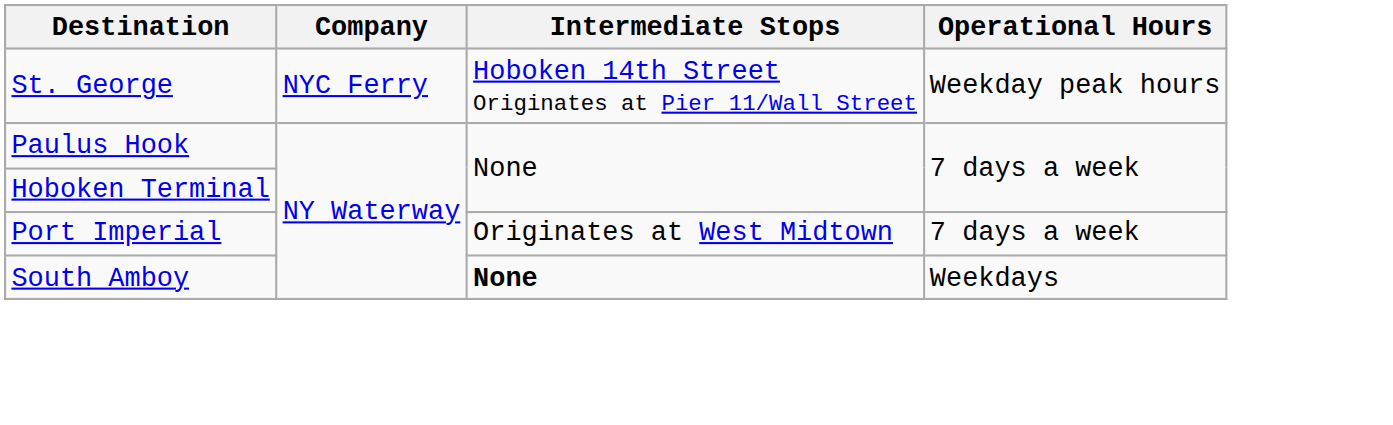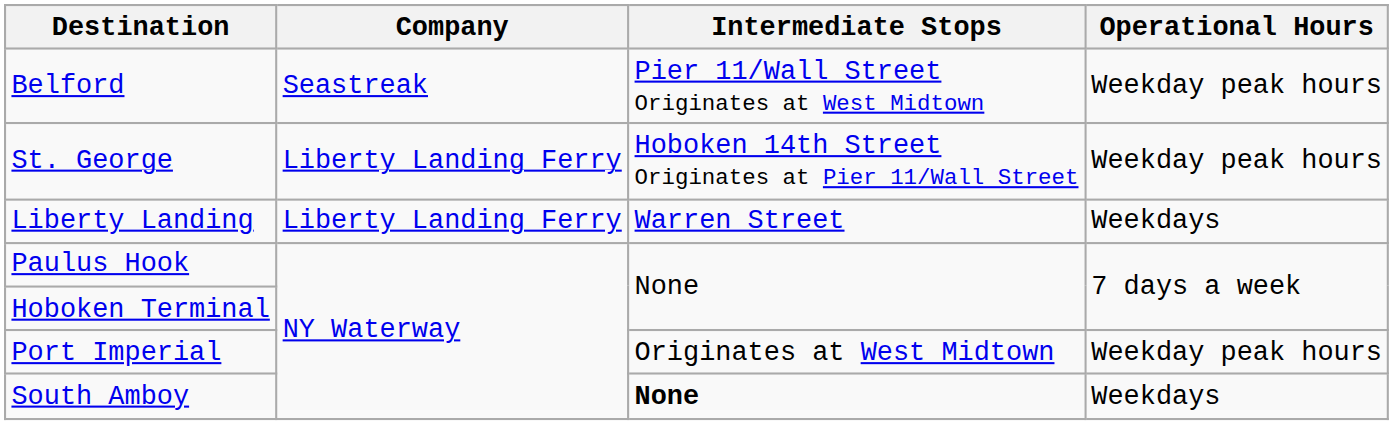+ row: (68, 86)
(355, 86) NYC Ferry -> (452, 161) Liberty Landing Ferry
+ row: (133, 221)
(1035, 233) 7 days a week -> (1237, 352) Weekday peak hours
